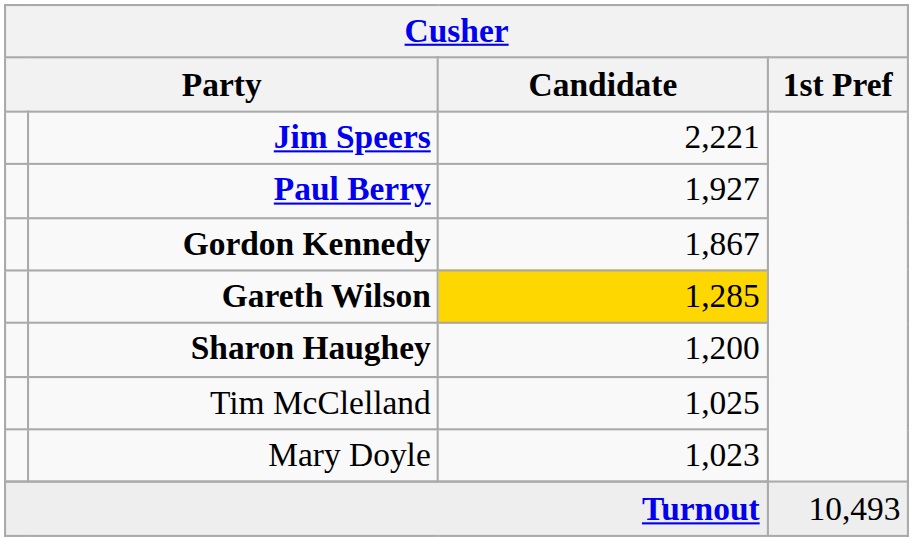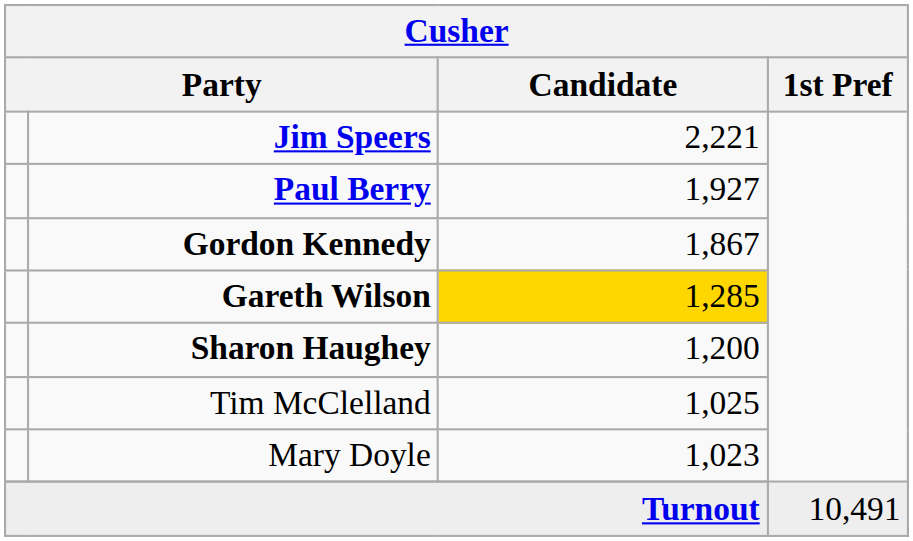(854, 508) 10,493 -> (854, 508) 10,491
